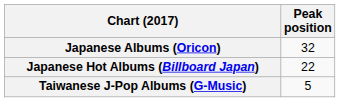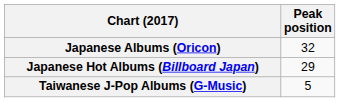(308, 67) 22 -> (308, 67) 29
